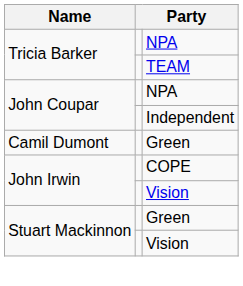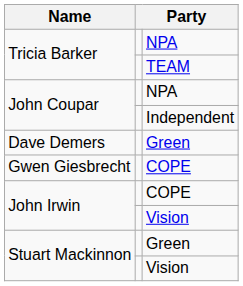+ row: (57, 142)
- row: (58, 142)
+ row: (69, 167)
